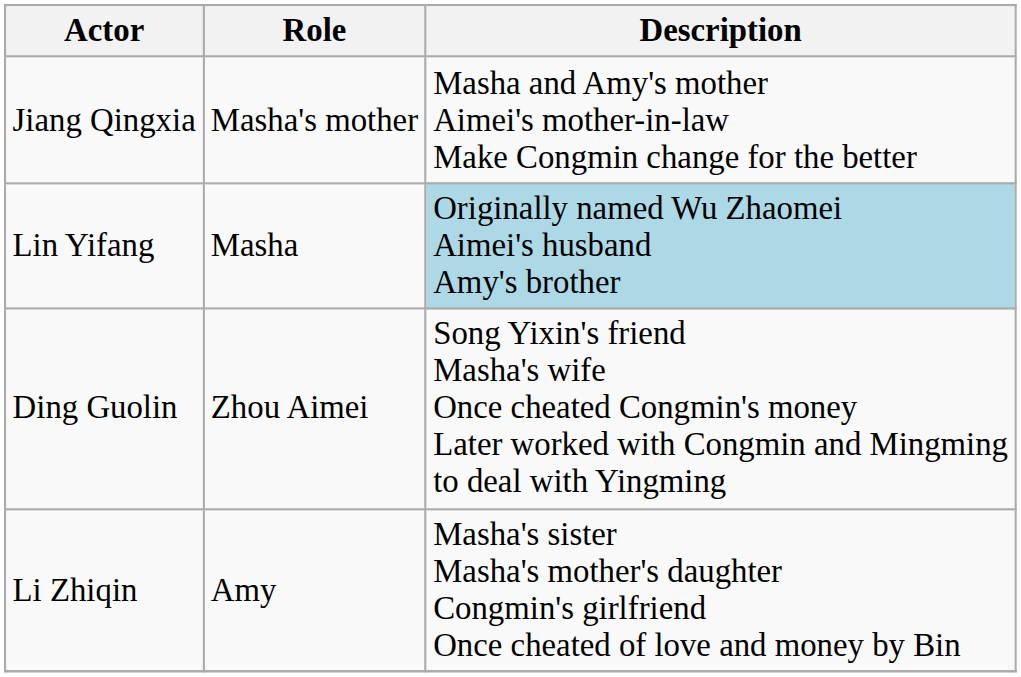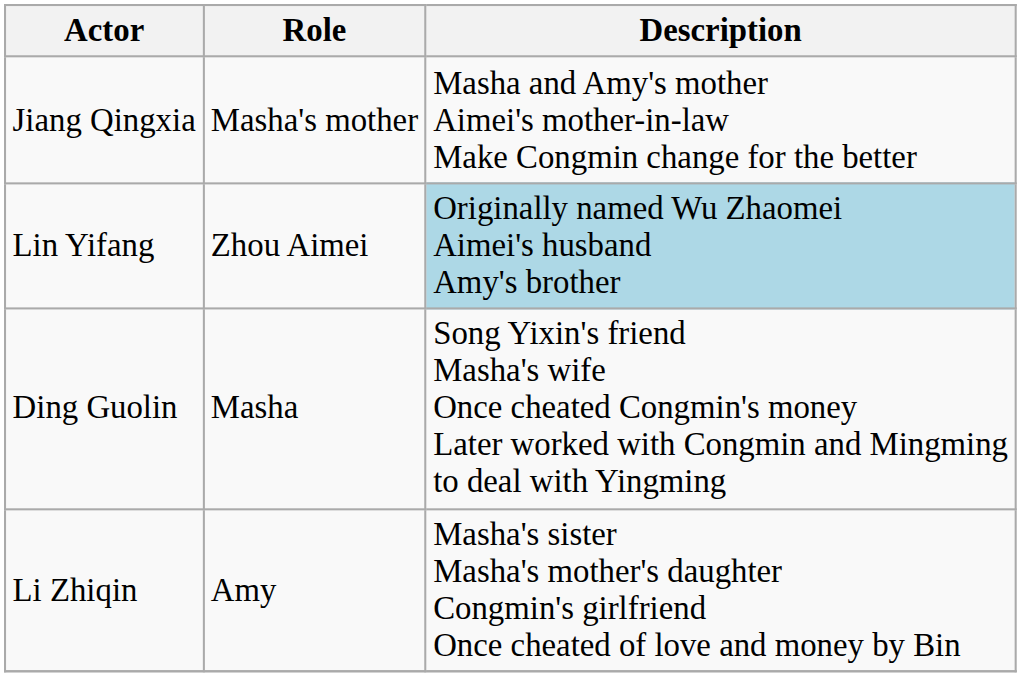(255, 245) Masha -> (290, 245) Zhou Aimei
(290, 407) Zhou Aimei -> (255, 407) Masha
